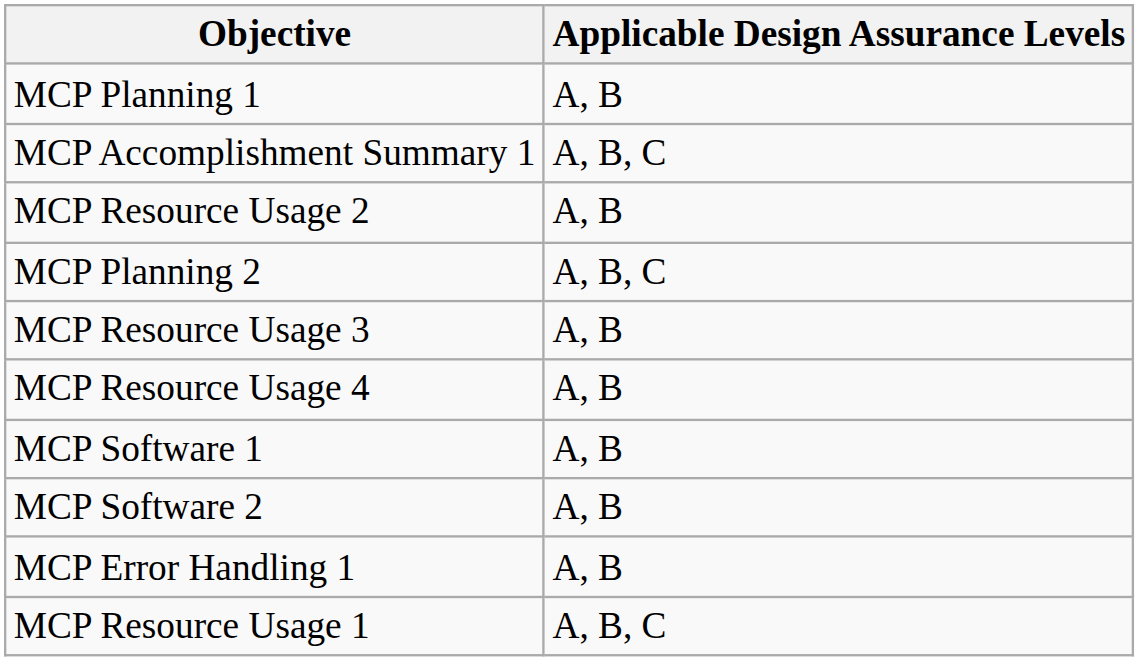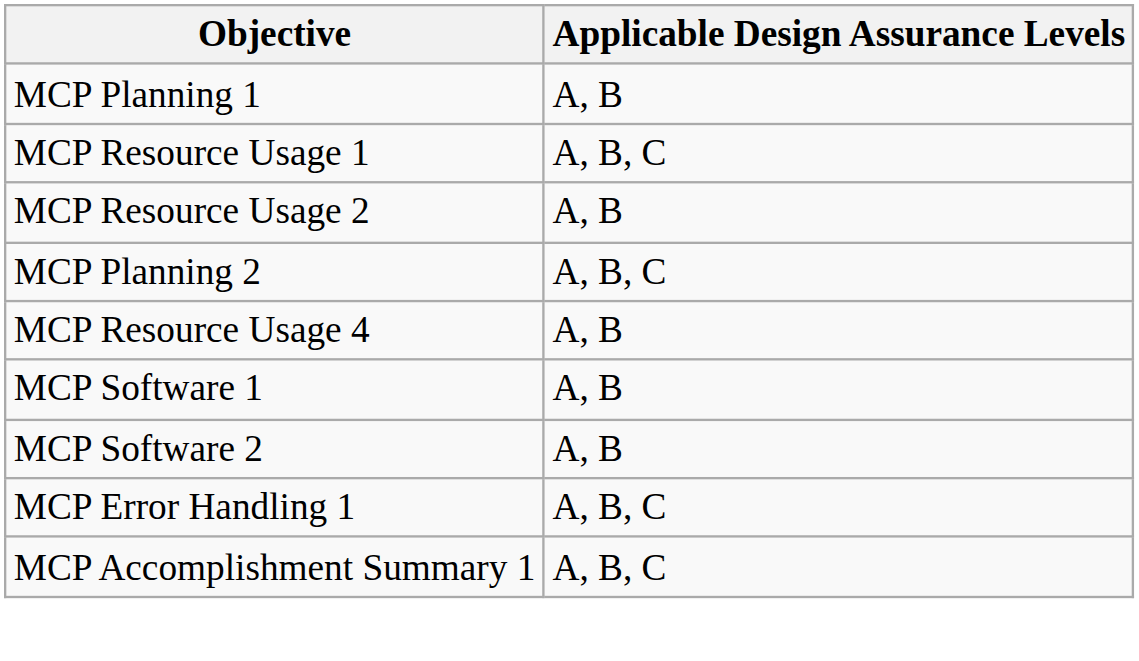rows swapped: (192, 625) <-> (275, 152)
- row: (192, 329)
(588, 566) A, B -> (610, 507) A, B, C
